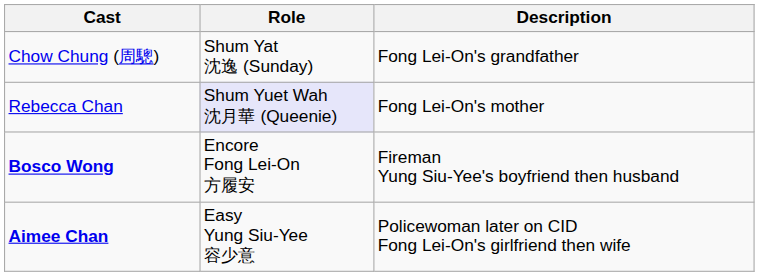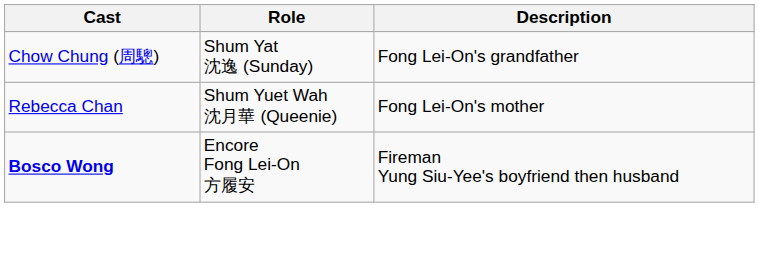(270, 105) lavender background -> (270, 105) no background
- row: (58, 236)
